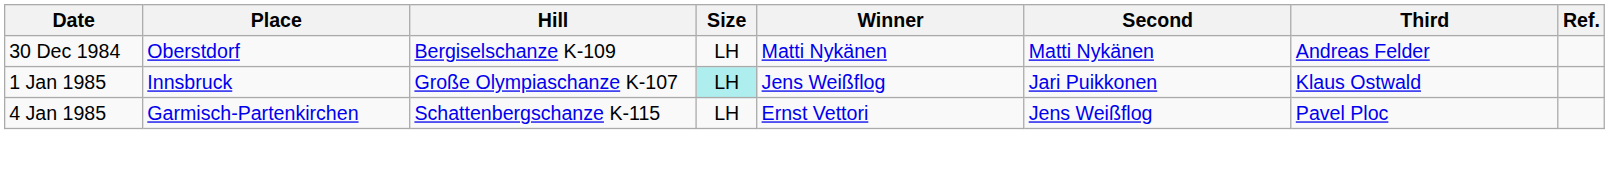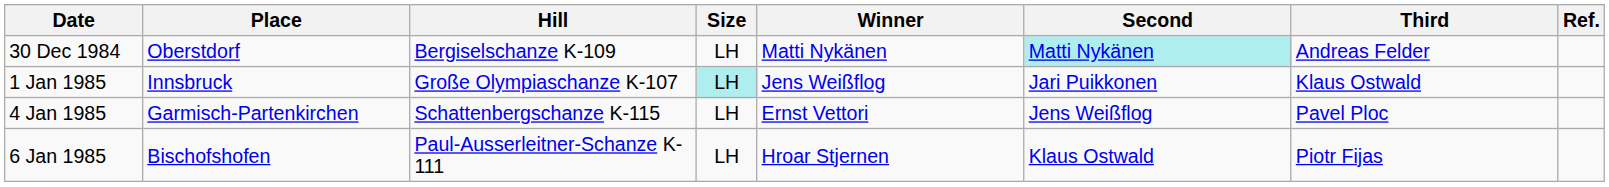(1091, 51) no background -> (1091, 51) paleturquoise background
+ row: (58, 155)
